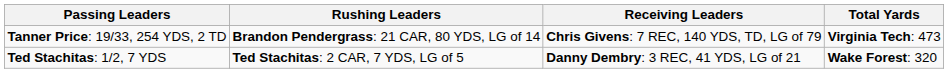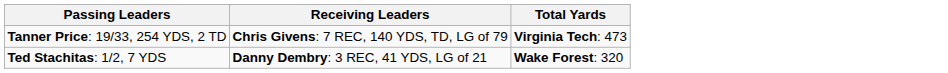- column: (386, 15)
